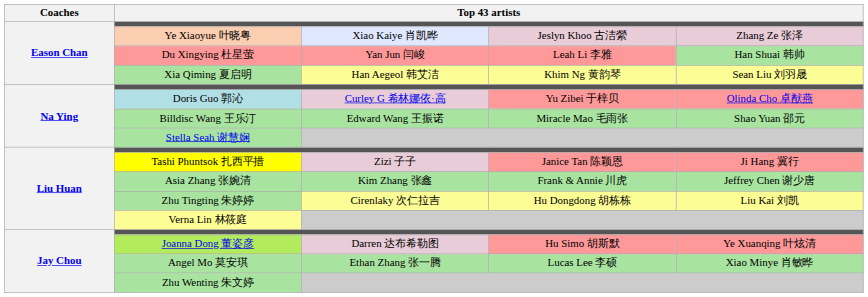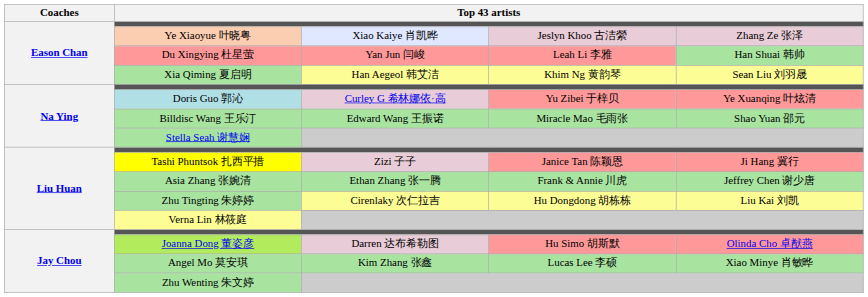(770, 98) Olinda Cho 卓猷燕 -> (770, 98) Ye Xuanqing 叶炫清
(395, 181) Kim Zhang 张鑫 -> (395, 181) Ethan Zhang 张一腾
(770, 244) Ye Xuanqing 叶炫清 -> (770, 244) Olinda Cho 卓猷燕
(395, 263) Ethan Zhang 张一腾 -> (395, 263) Kim Zhang 张鑫
